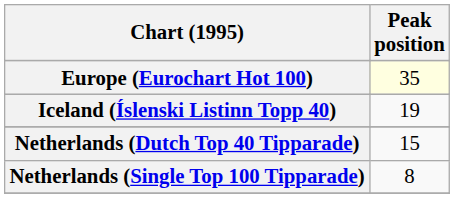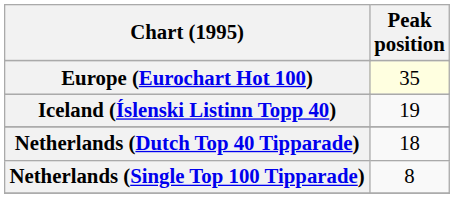(410, 143) 15 -> (410, 143) 18
